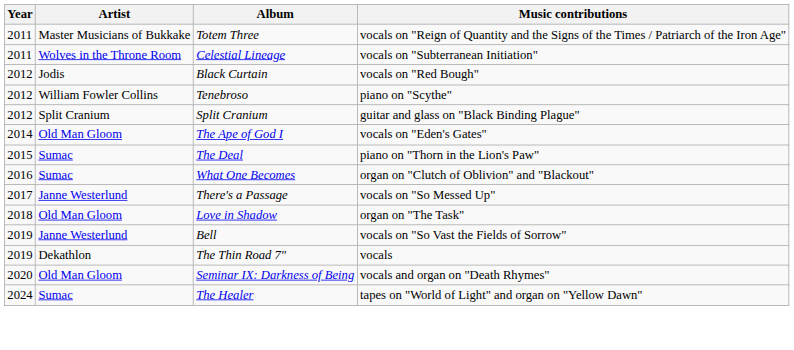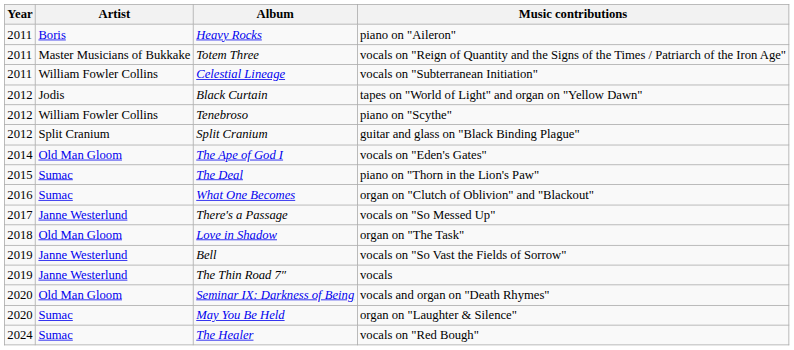+ row: (229, 34)
(110, 54) Wolves in the Throne Room -> (98, 74) William Fowler Collins
(419, 74) vocals on "Red Bough" -> (501, 94) tapes on "World of Light" and organ on "Yellow Dawn"
(65, 255) Dekathlon -> (83, 275) Janne Westerlund
+ row: (240, 315)
(501, 295) tapes on "World of Light" and organ on "Yellow Dawn" -> (419, 335) vocals on "Red Bough"
